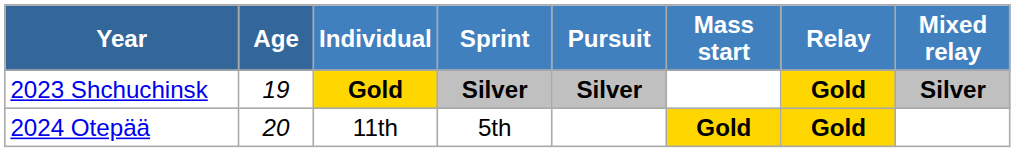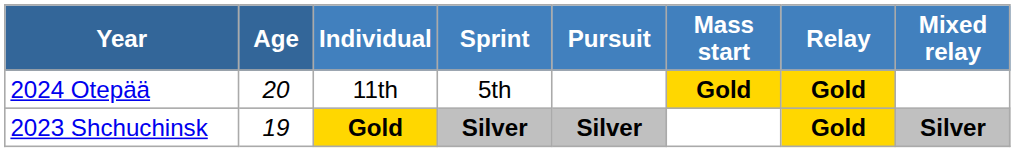rows swapped: (109, 89) <-> (80, 128)
